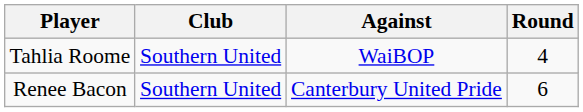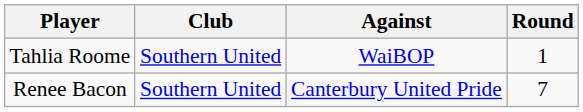(543, 55) 4 -> (543, 55) 1
(543, 89) 6 -> (543, 89) 7
